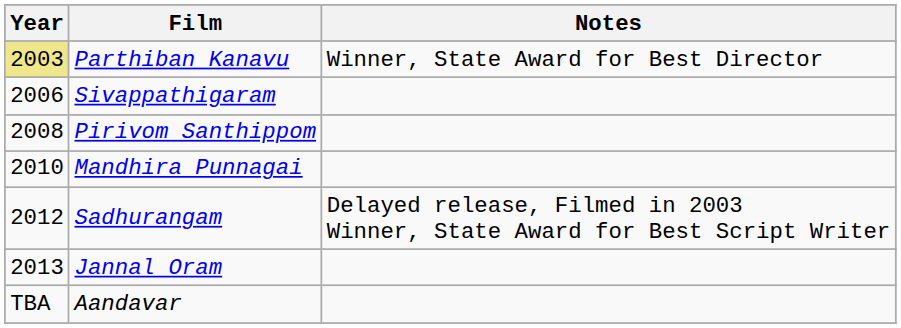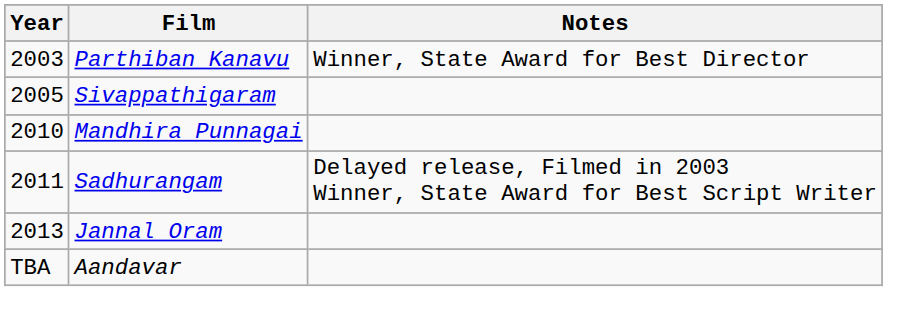(37, 60) khaki background -> (37, 60) no background
(37, 96) 2006 -> (37, 96) 2005
- row: (195, 132)
(37, 218) 2012 -> (37, 182) 2011
